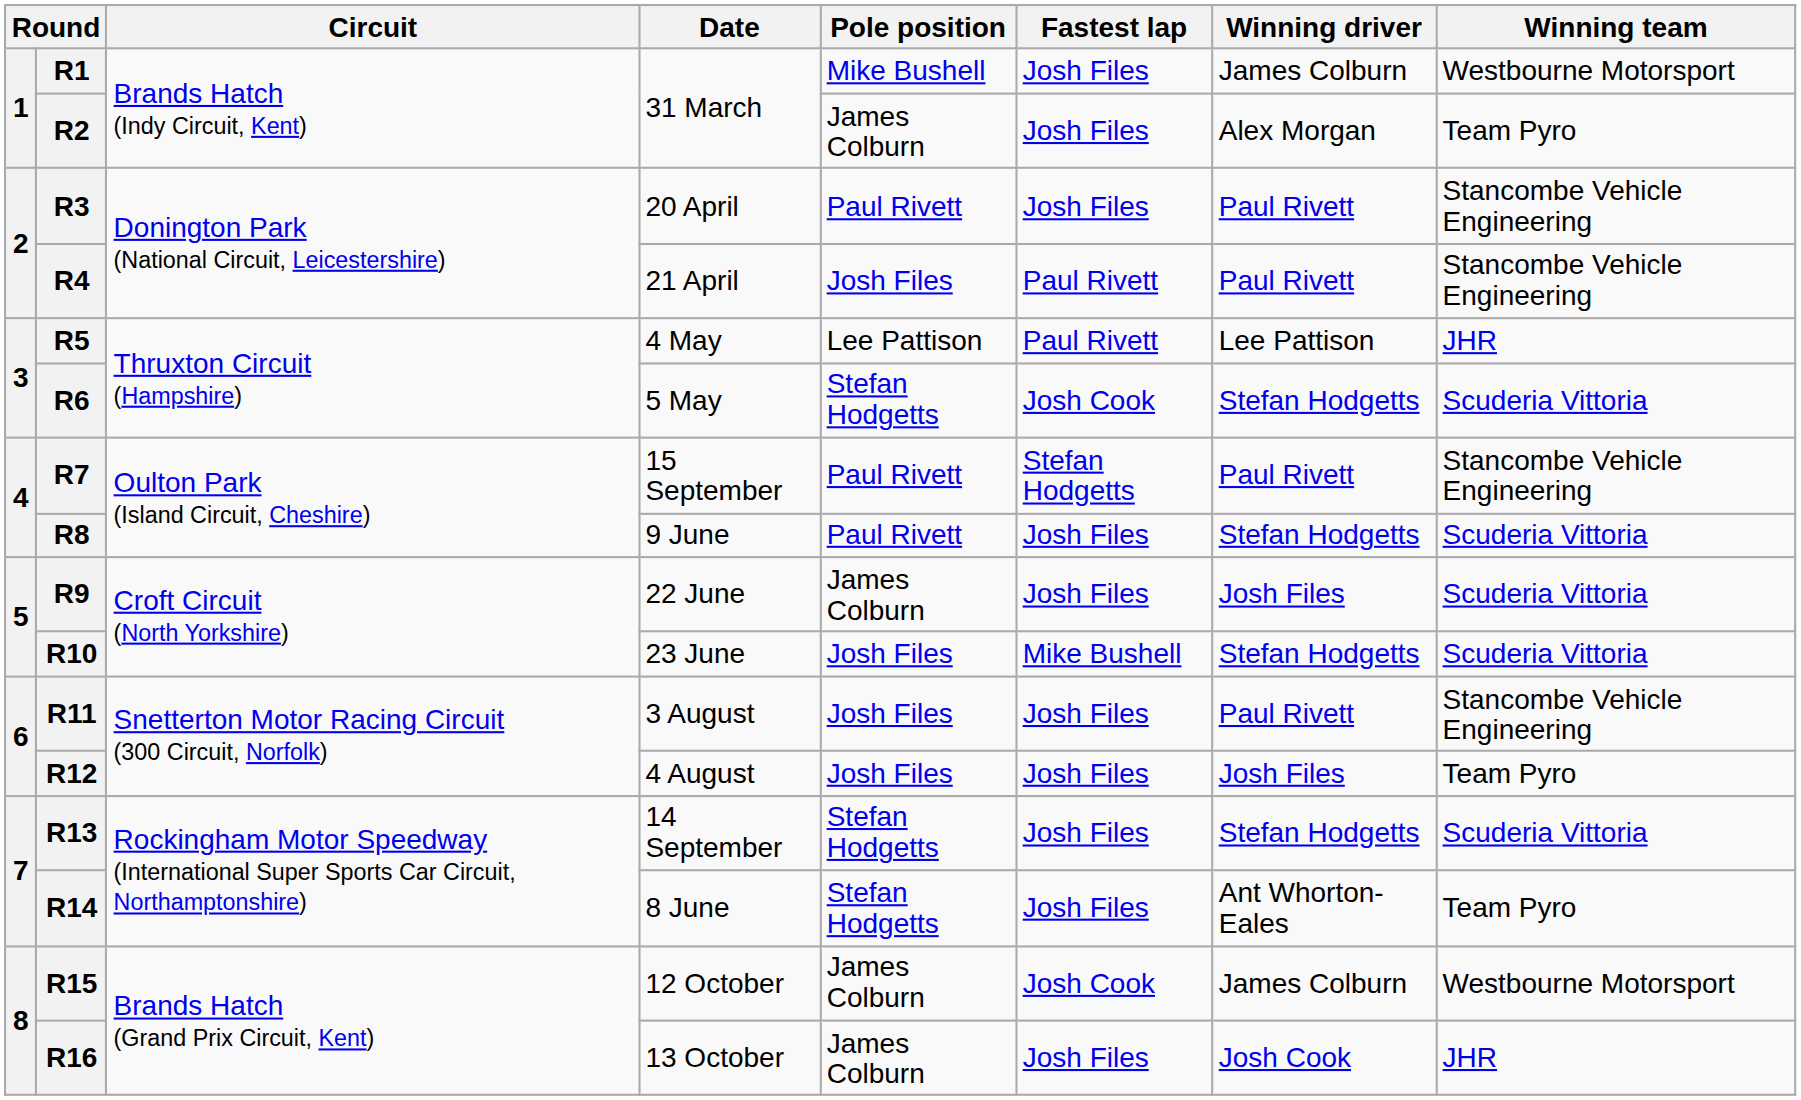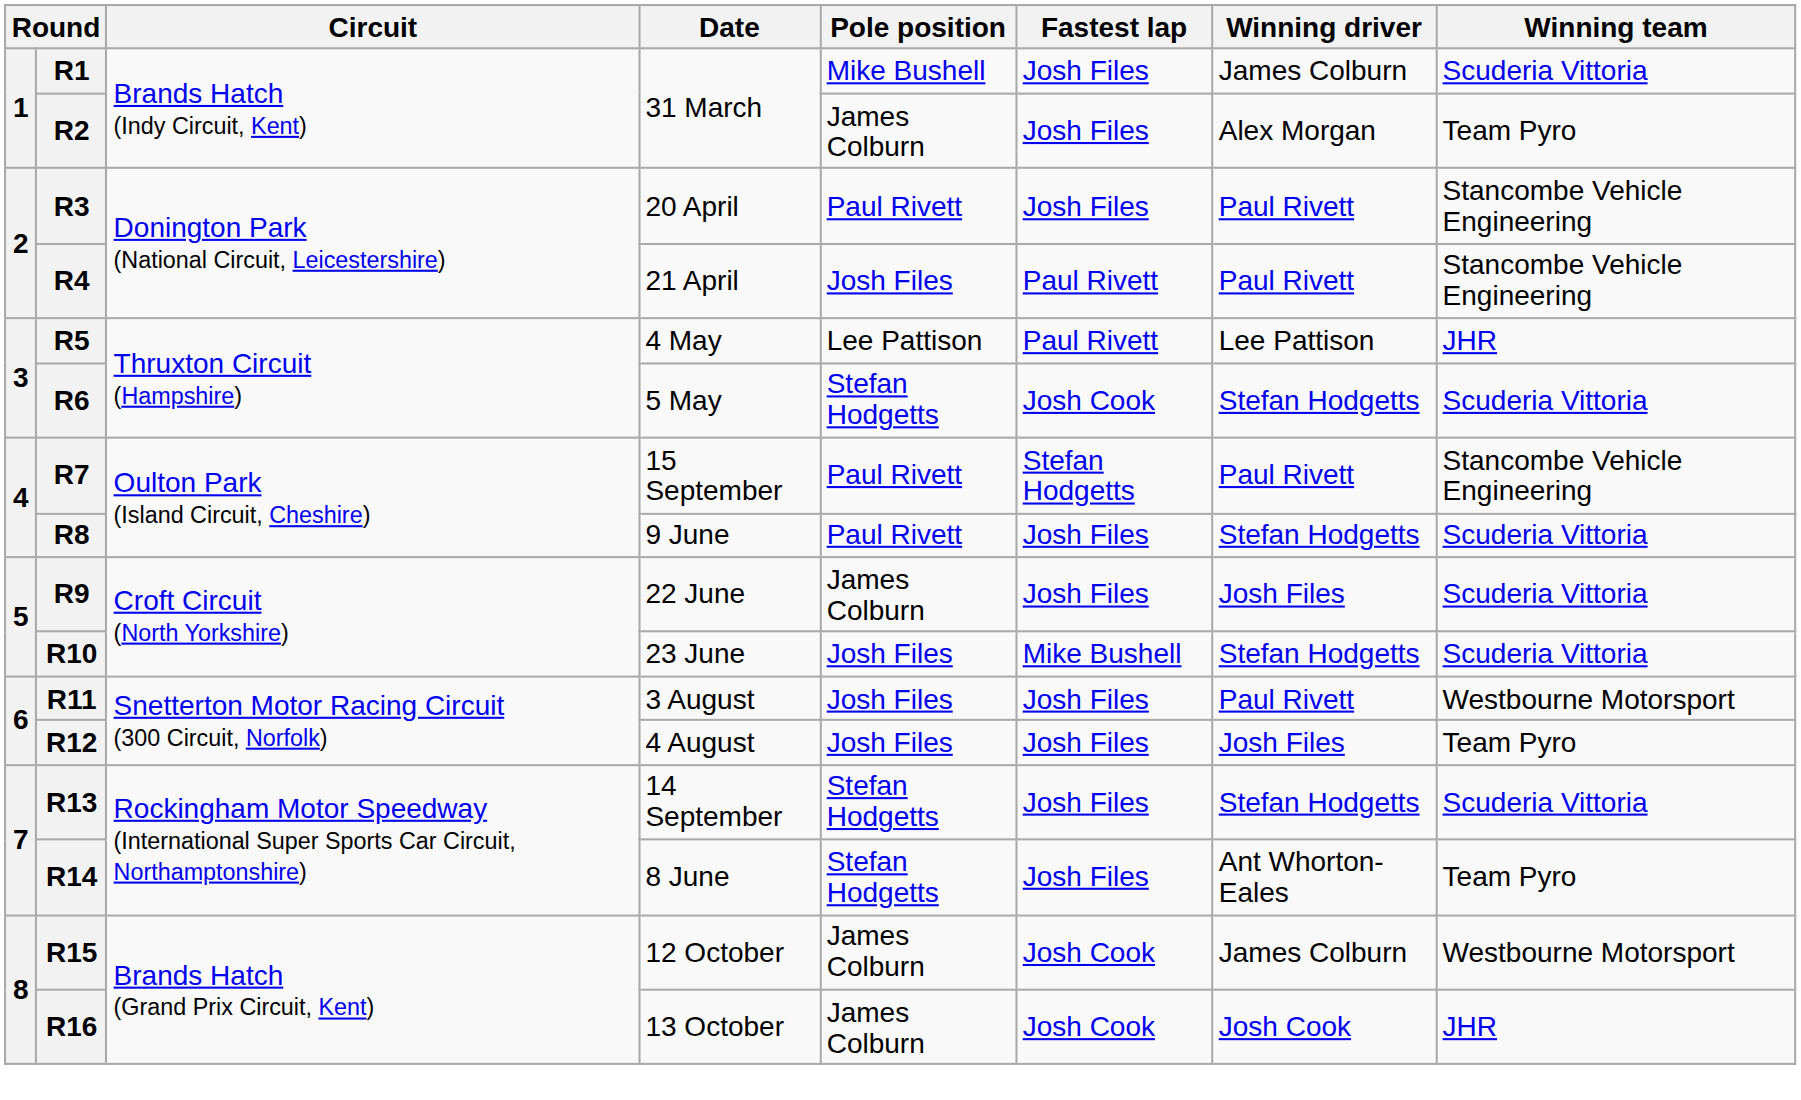(1589, 71) Westbourne Motorsport -> (1545, 71) Scuderia Vittoria
(1562, 713) Stancombe Vehicle Engineering -> (1589, 698) Westbourne Motorsport
(1086, 1058) Josh Files -> (1089, 1027) Josh Cook
